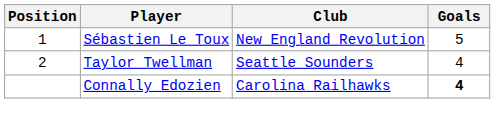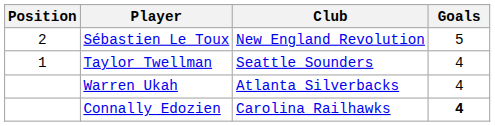(42, 40) 1 -> (42, 40) 2
(42, 63) 2 -> (42, 63) 1
+ row: (131, 86)
